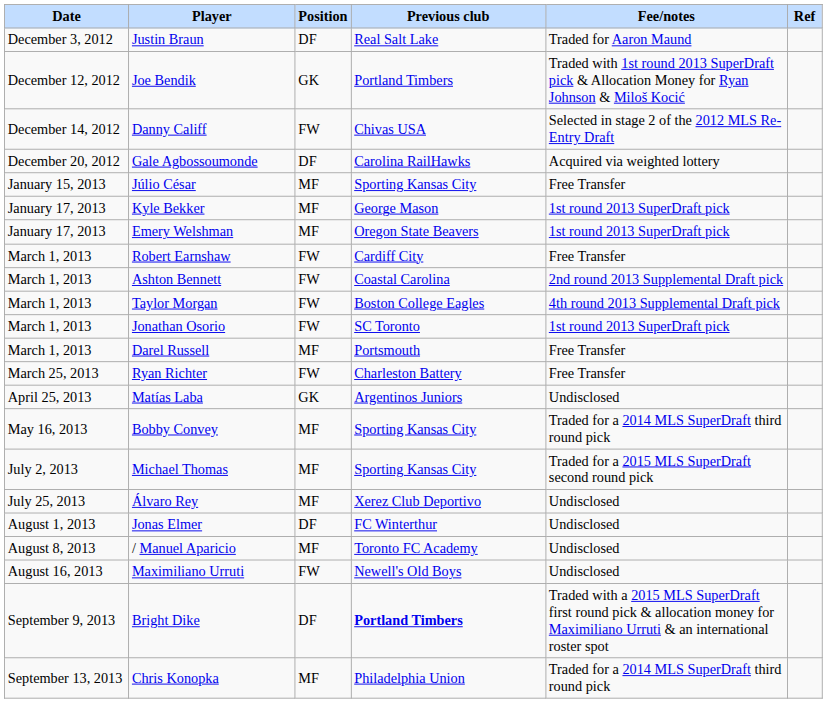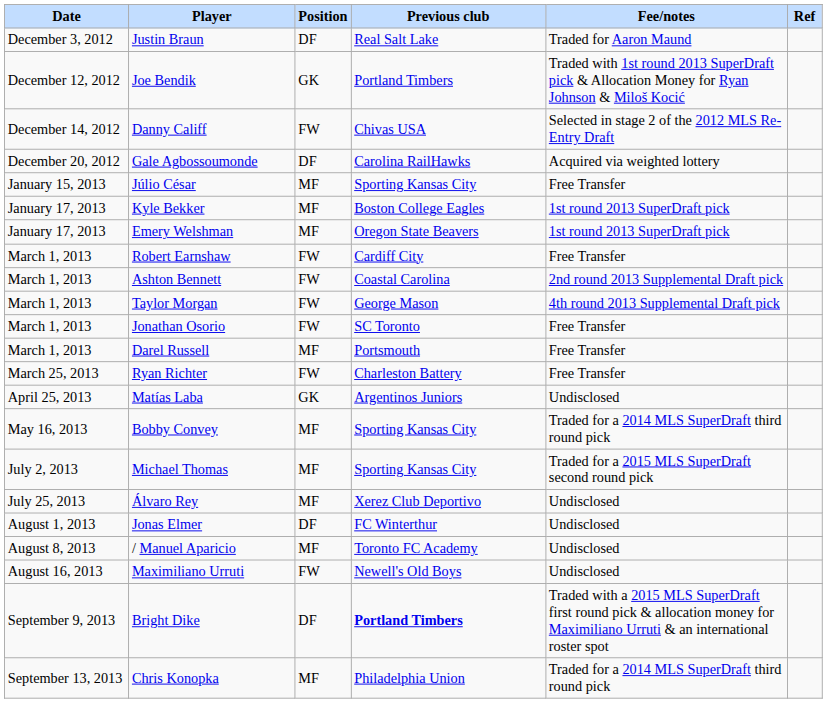(396, 208) George Mason -> (419, 208) Boston College Eagles
(419, 302) Boston College Eagles -> (396, 302) George Mason
(639, 326) 1st round 2013 SuperDraft pick -> (587, 326) Free Transfer
